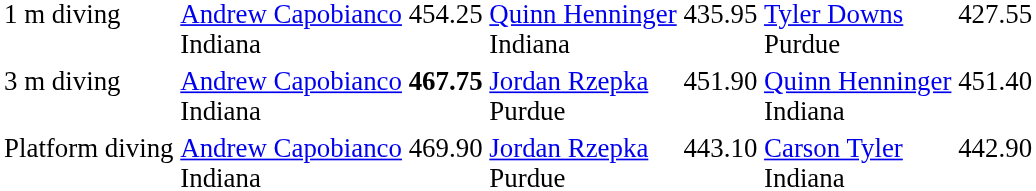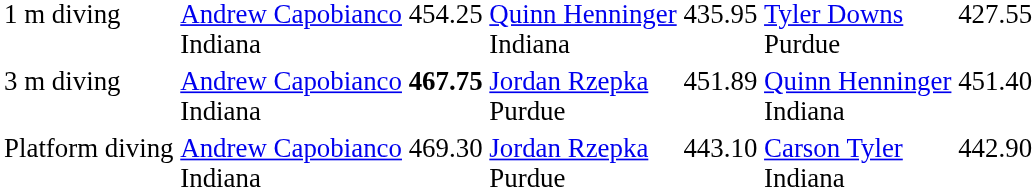(720, 81) 451.90 -> (720, 81) 451.89
(446, 148) 469.90 -> (446, 148) 469.30
